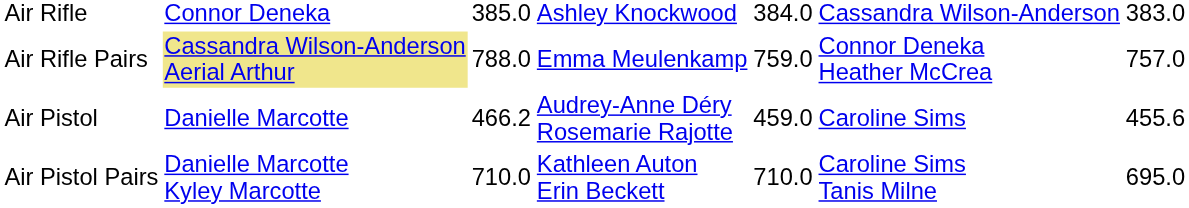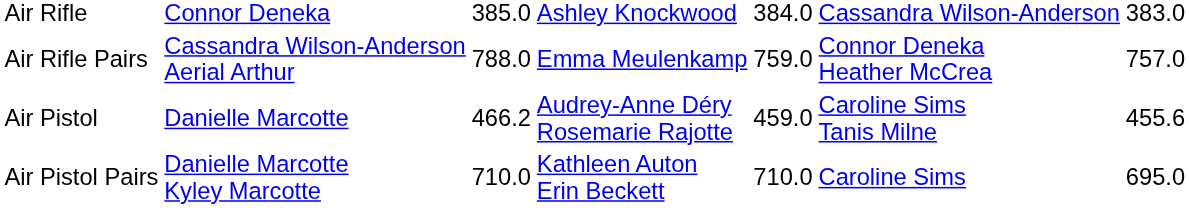(315, 59) khaki background -> (315, 59) no background
(892, 118) Caroline Sims -> (892, 118) Caroline Sims Tanis Milne
(892, 177) Caroline Sims Tanis Milne -> (892, 177) Caroline Sims
